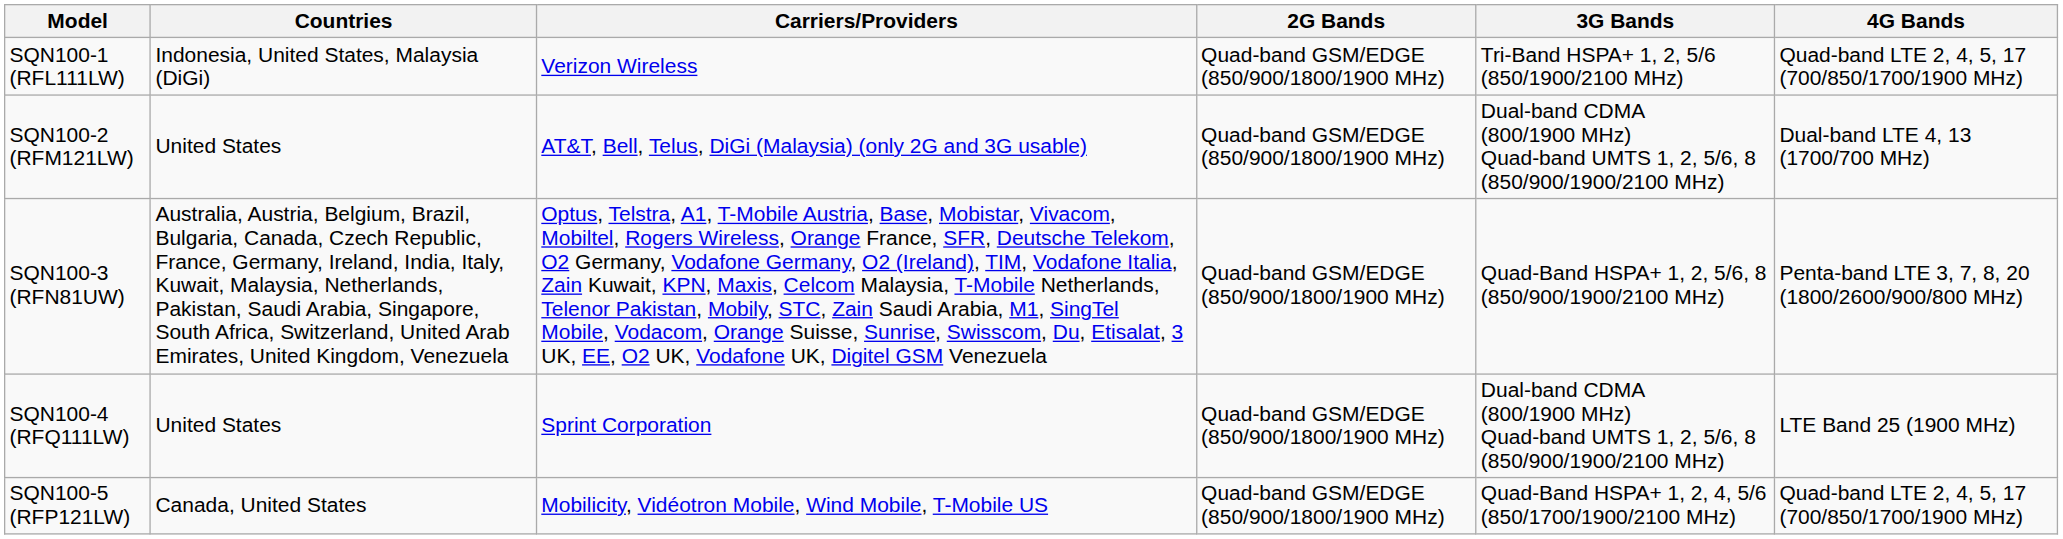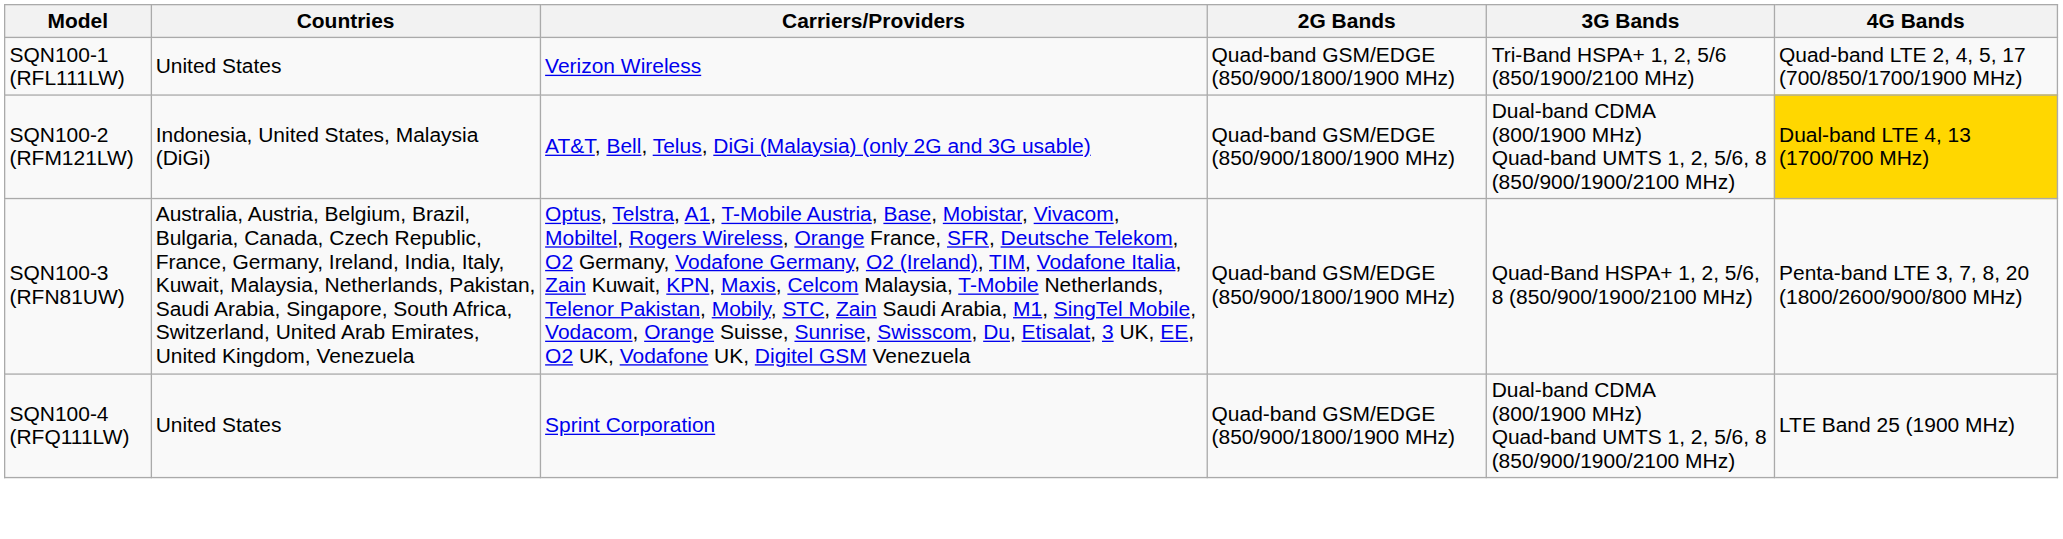(317, 66) Indonesia, United States, Malaysia (DiGi) -> (219, 66) United States
(218, 146) United States -> (317, 146) Indonesia, United States, Malaysia (DiGi)
(1875, 146) no background -> (1875, 146) gold background
- row: (70, 505)
